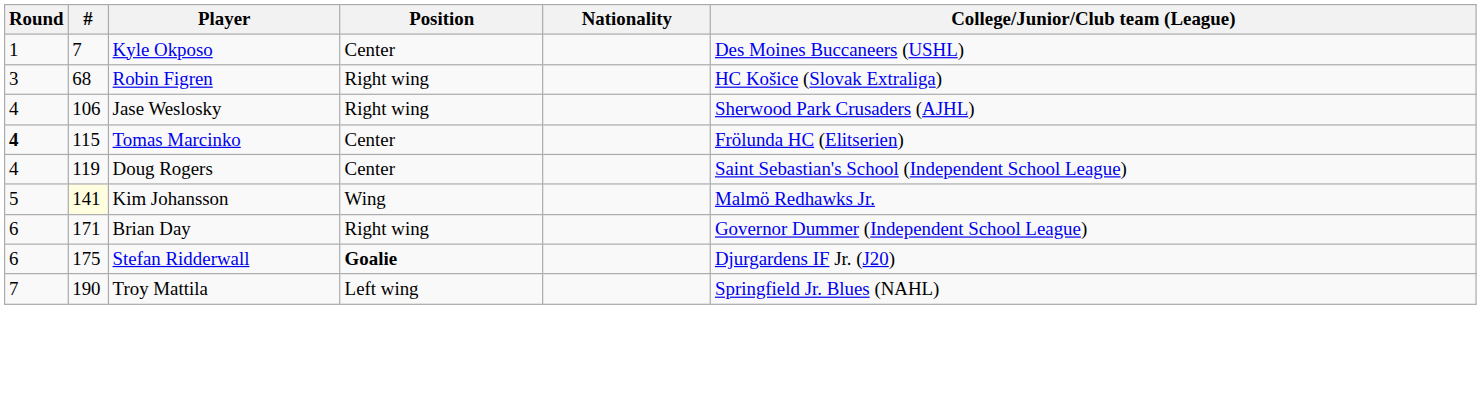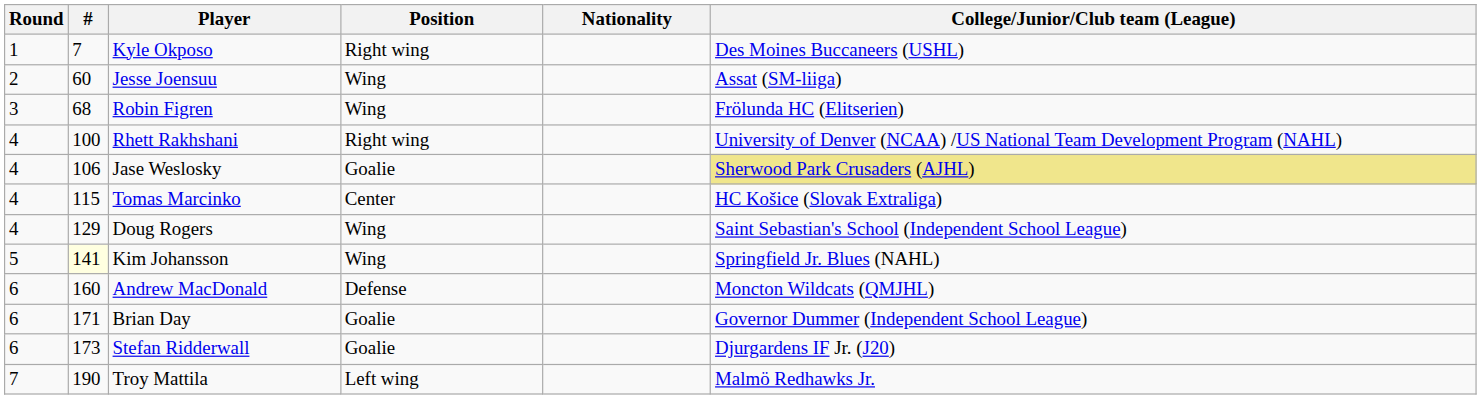(370, 49) Center -> (387, 49) Right wing
+ row: (165, 79)
(387, 79) Right wing -> (365, 109) Wing
(828, 79) HC Košice (Slovak Extraliga) -> (809, 109) Frölunda HC (Elitserien)
+ row: (175, 139)
(387, 109) Right wing -> (370, 169) Goalie
(845, 109) no background -> (845, 169) khaki background
(14, 139) bold -> (14, 199) normal
(809, 139) Frölunda HC (Elitserien) -> (829, 199) HC Košice (Slovak Extraliga)
(86, 169) 119 -> (86, 229) 129
(370, 169) Center -> (365, 229) Wing
(795, 199) Malmö Redhawks Jr. -> (827, 259) Springfield Jr. Blues (NAHL)
+ row: (190, 288)
(387, 229) Right wing -> (370, 318) Goalie
(86, 259) 175 -> (86, 348) 173
(371, 259) bold -> (370, 348) normal
(827, 288) Springfield Jr. Blues (NAHL) -> (795, 378) Malmö Redhawks Jr.
